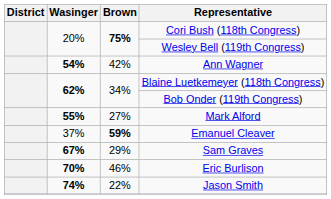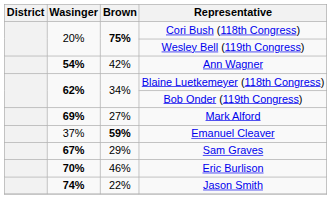(74, 116) 55% -> (74, 116) 69%
